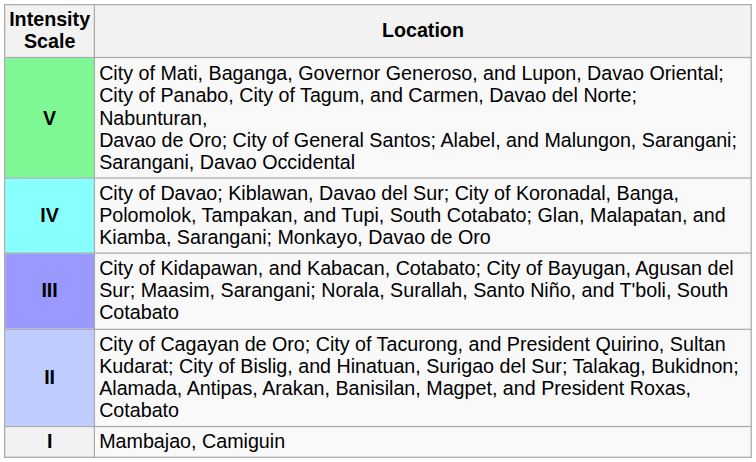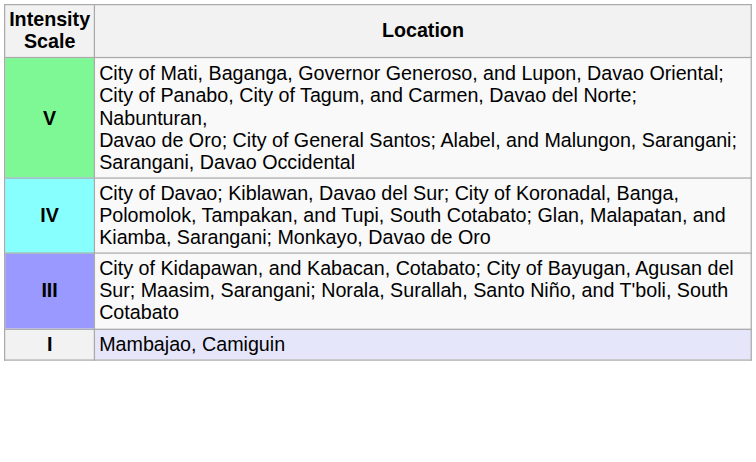- row: (50, 377)
(192, 441) no background -> (192, 344) lavender background
